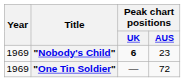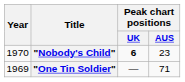(18, 53) 1969 -> (18, 53) 1970
(165, 69) 72 -> (165, 69) 71
